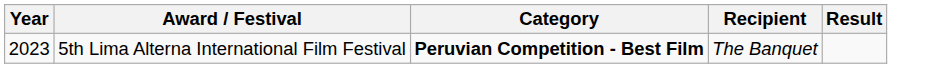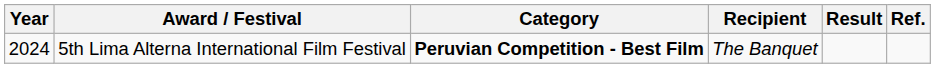+ column: (908, 19)
(29, 48) 2023 -> (29, 48) 2024
